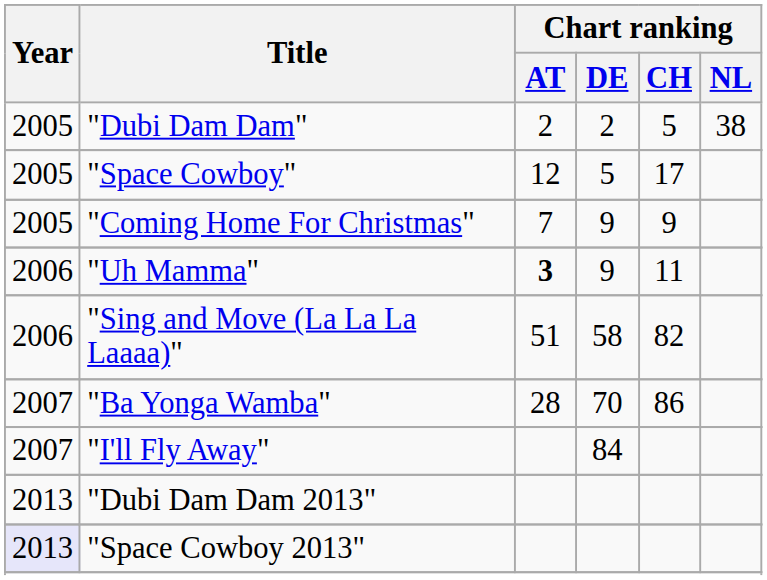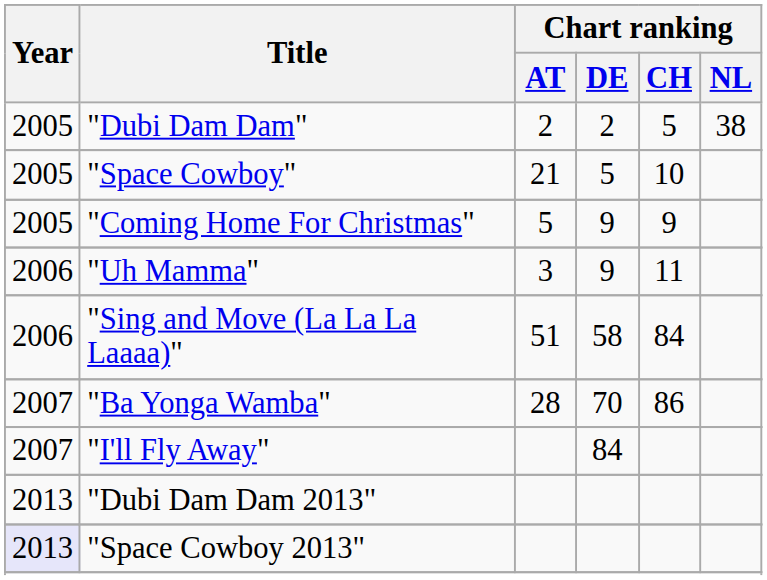(545, 174) 12 -> (545, 174) 21
(669, 174) 17 -> (669, 174) 10
(545, 222) 7 -> (545, 222) 5
(545, 271) bold -> (545, 271) normal
(669, 336) 82 -> (669, 336) 84
